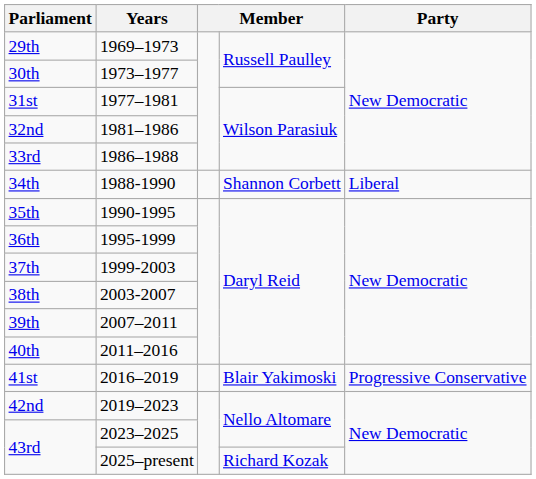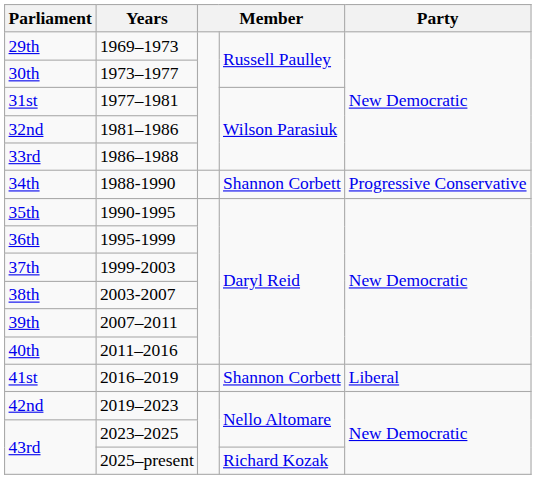(374, 184) Liberal -> (438, 184) Progressive Conservative
(280, 377) Blair Yakimoski -> (282, 377) Shannon Corbett
(438, 377) Progressive Conservative -> (374, 377) Liberal
